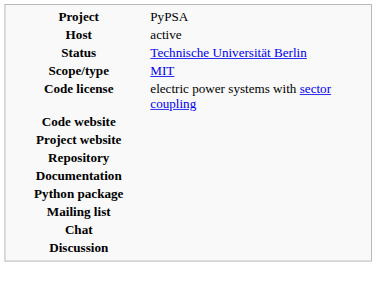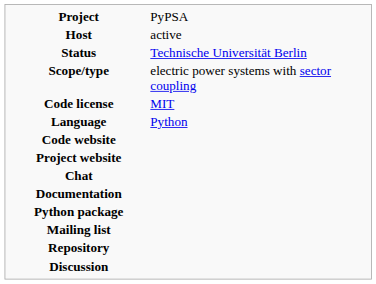(162, 71) MIT -> (241, 78) electric power systems with sector coupling
(241, 96) electric power systems with sector coupling -> (162, 104) MIT
+ row: (79, 122)
rows swapped: (79, 158) <-> (79, 230)
